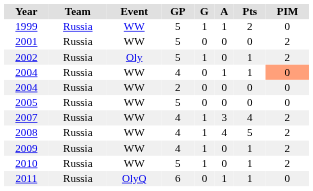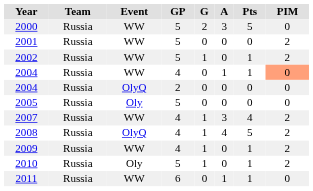- row: (26, 26)
+ row: (26, 26)
(134, 57) Oly -> (134, 57) WW
(134, 87) WW -> (134, 87) OlyQ
(134, 102) WW -> (134, 102) Oly
(134, 133) WW -> (134, 133) OlyQ
(134, 163) WW -> (134, 163) Oly
(134, 178) OlyQ -> (134, 178) WW
